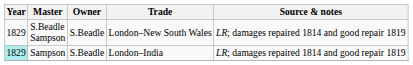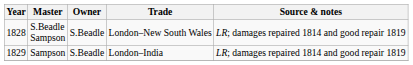(16, 32) 1829 -> (16, 32) 1828
(16, 53) paleturquoise background -> (16, 53) no background
